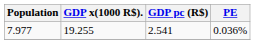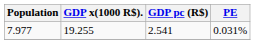(230, 30) 0.036% -> (230, 30) 0.031%
